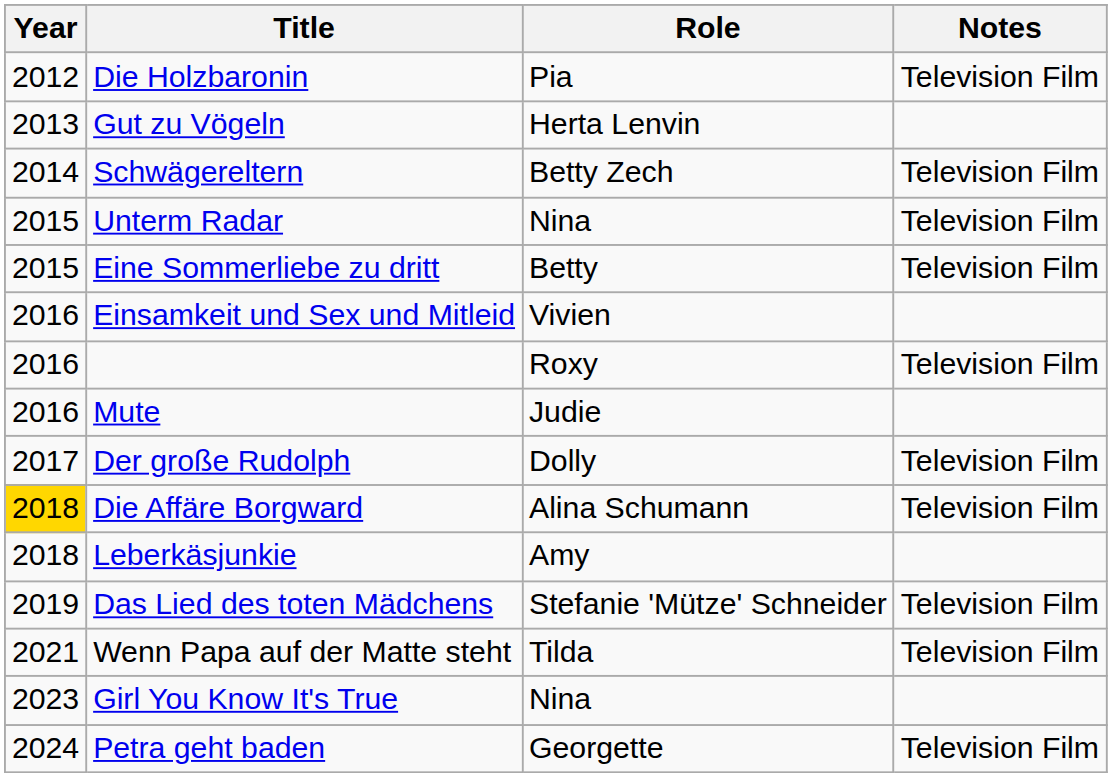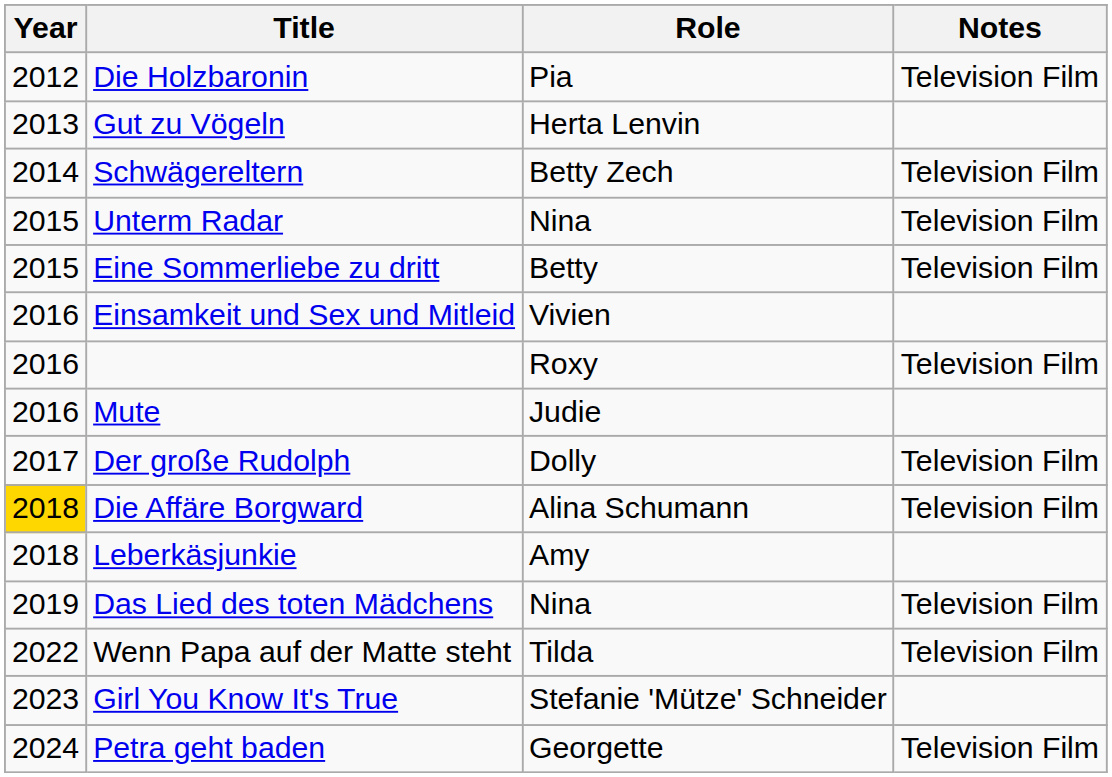(708, 603) Stefanie 'Mütze' Schneider -> (560, 603) Nina
(46, 651) 2021 -> (46, 651) 2022
(560, 699) Nina -> (708, 699) Stefanie 'Mütze' Schneider
